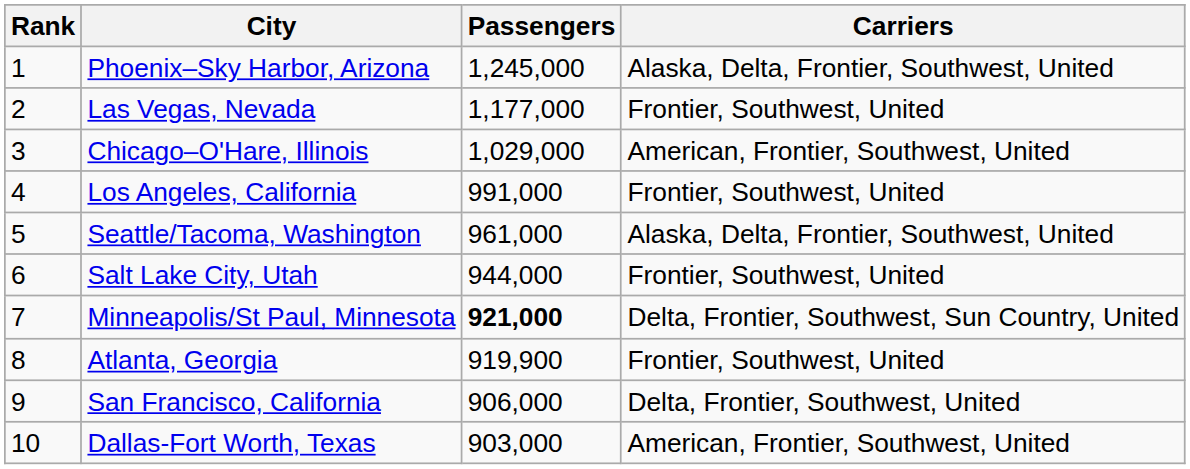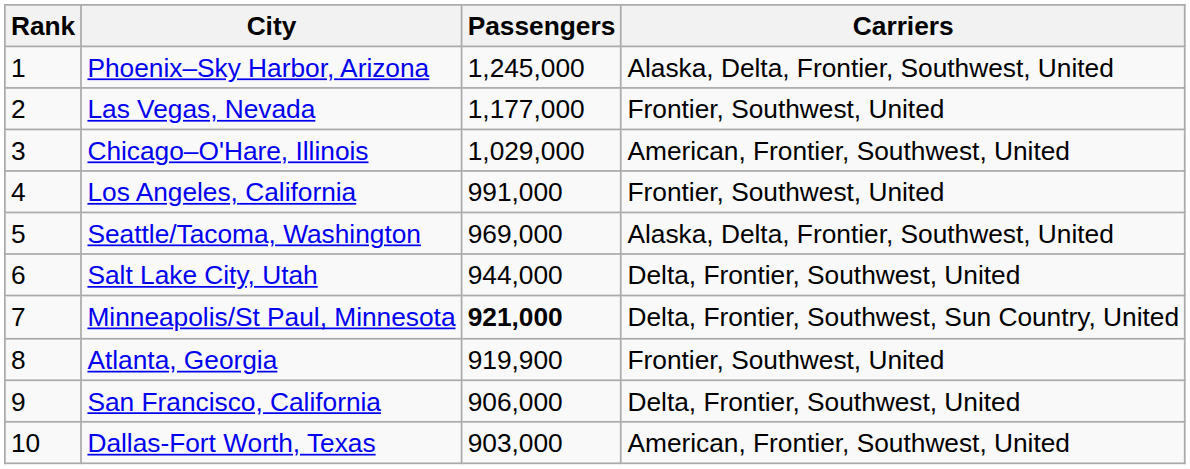(515, 234) 961,000 -> (515, 234) 969,000
(786, 276) Frontier, Southwest, United -> (824, 276) Delta, Frontier, Southwest, United
